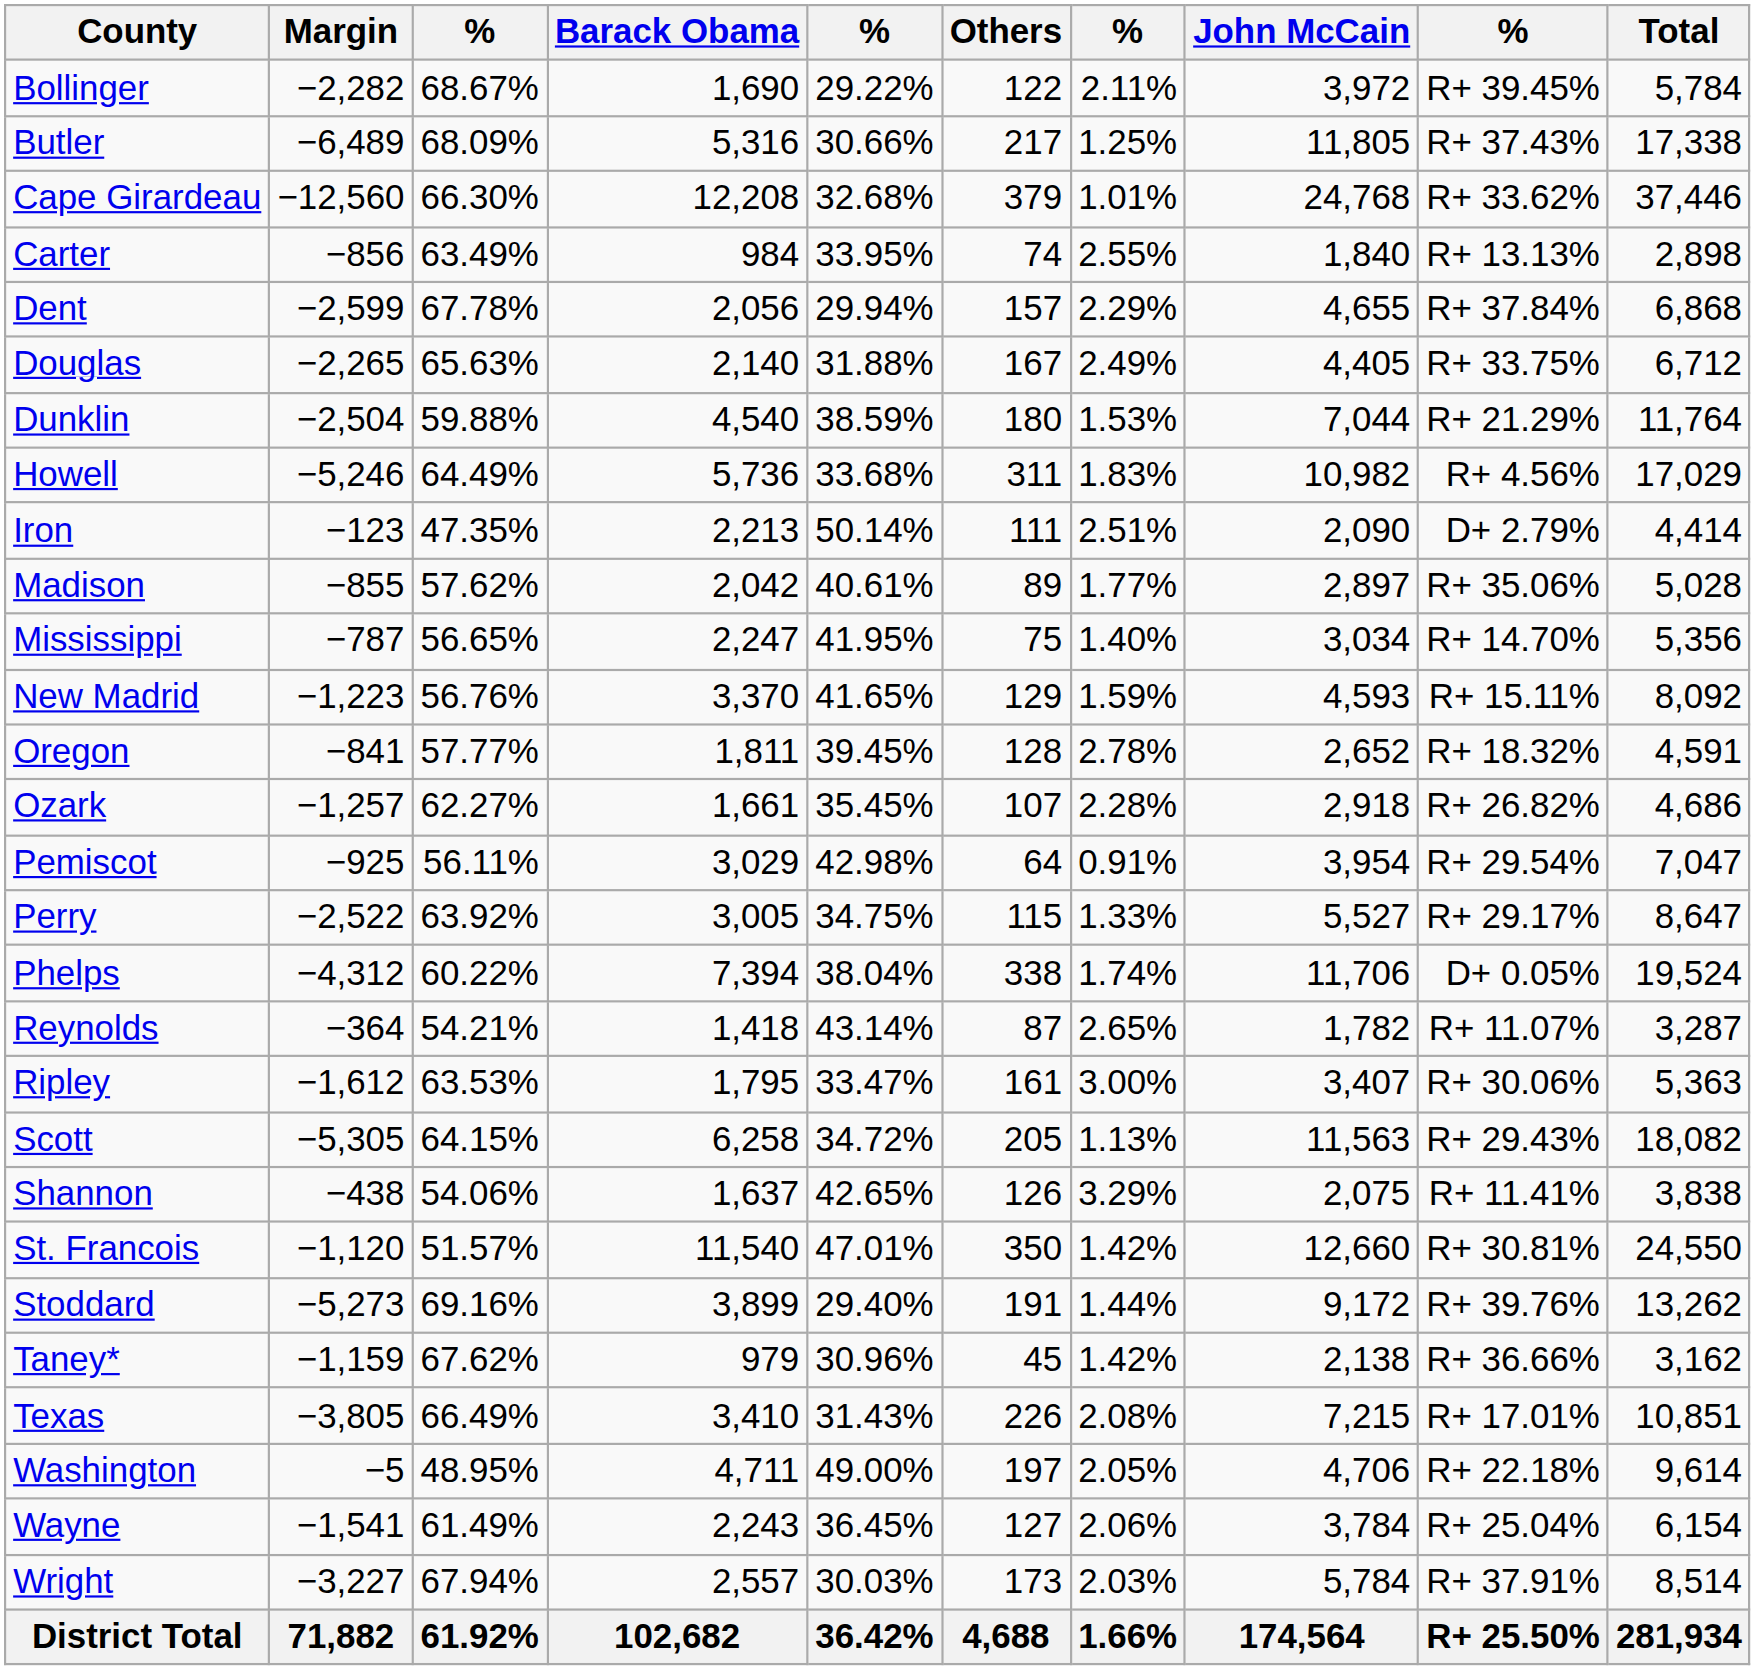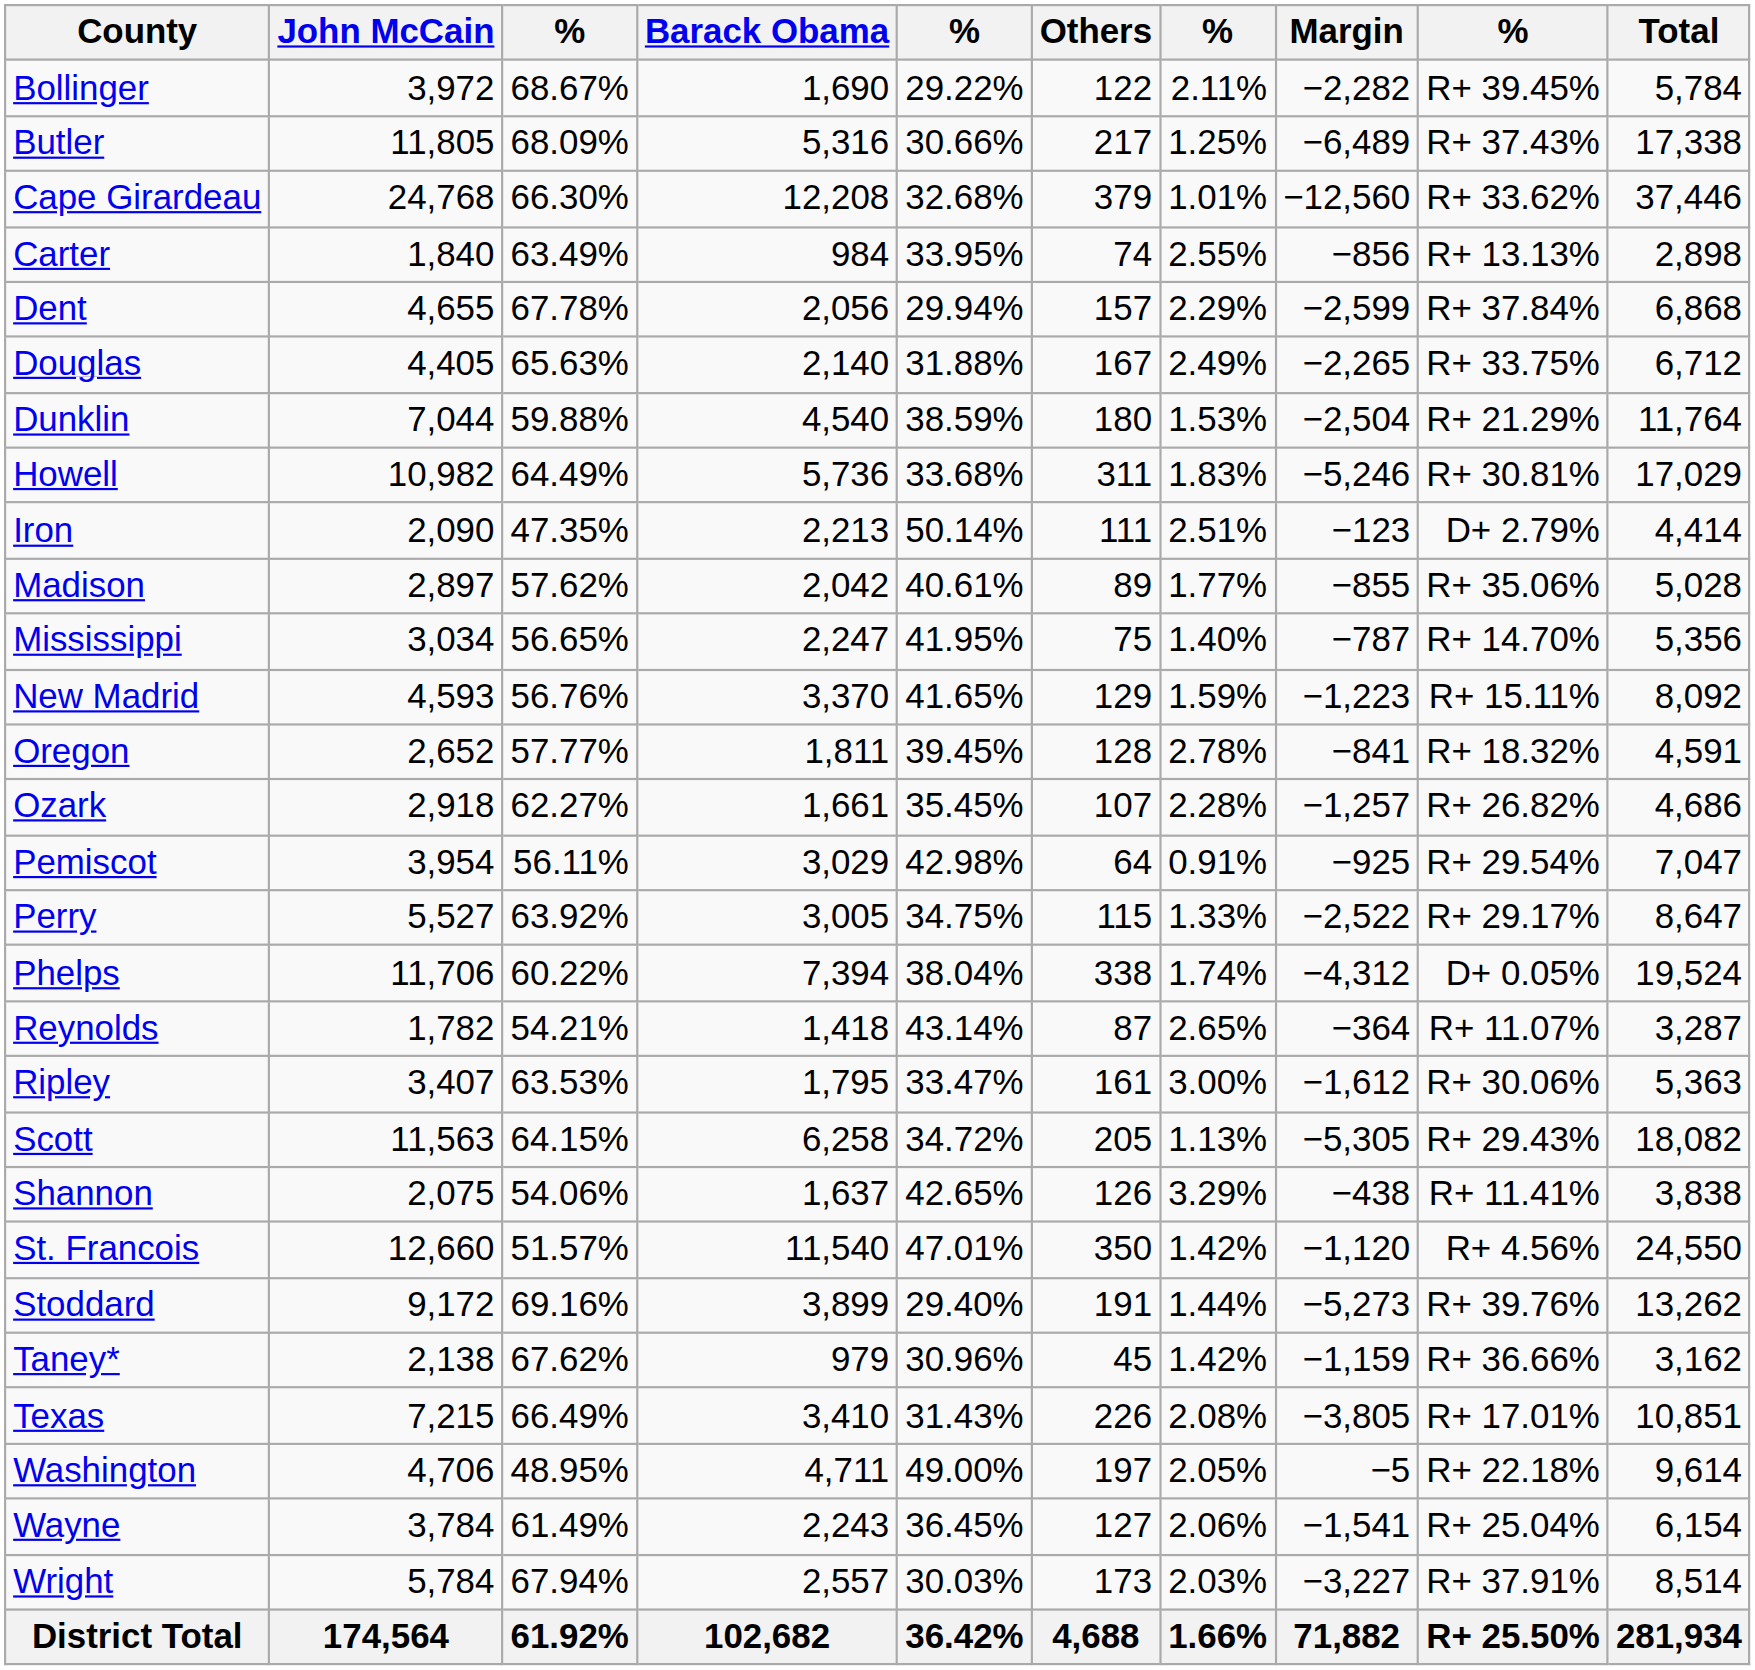columns swapped: (1302, 32) <-> (341, 32)
(1523, 474) R+ 4.56% -> (1513, 474) R+ 30.81%
(1513, 1249) R+ 30.81% -> (1523, 1249) R+ 4.56%
